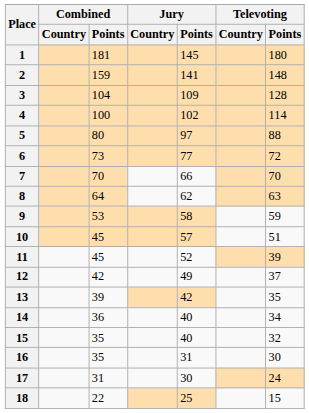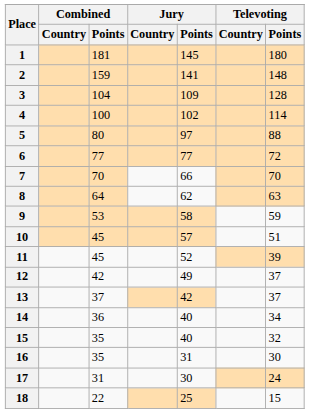(98, 155) 73 -> (98, 155) 77
(98, 297) 39 -> (98, 297) 37
(275, 297) 35 -> (275, 297) 37
